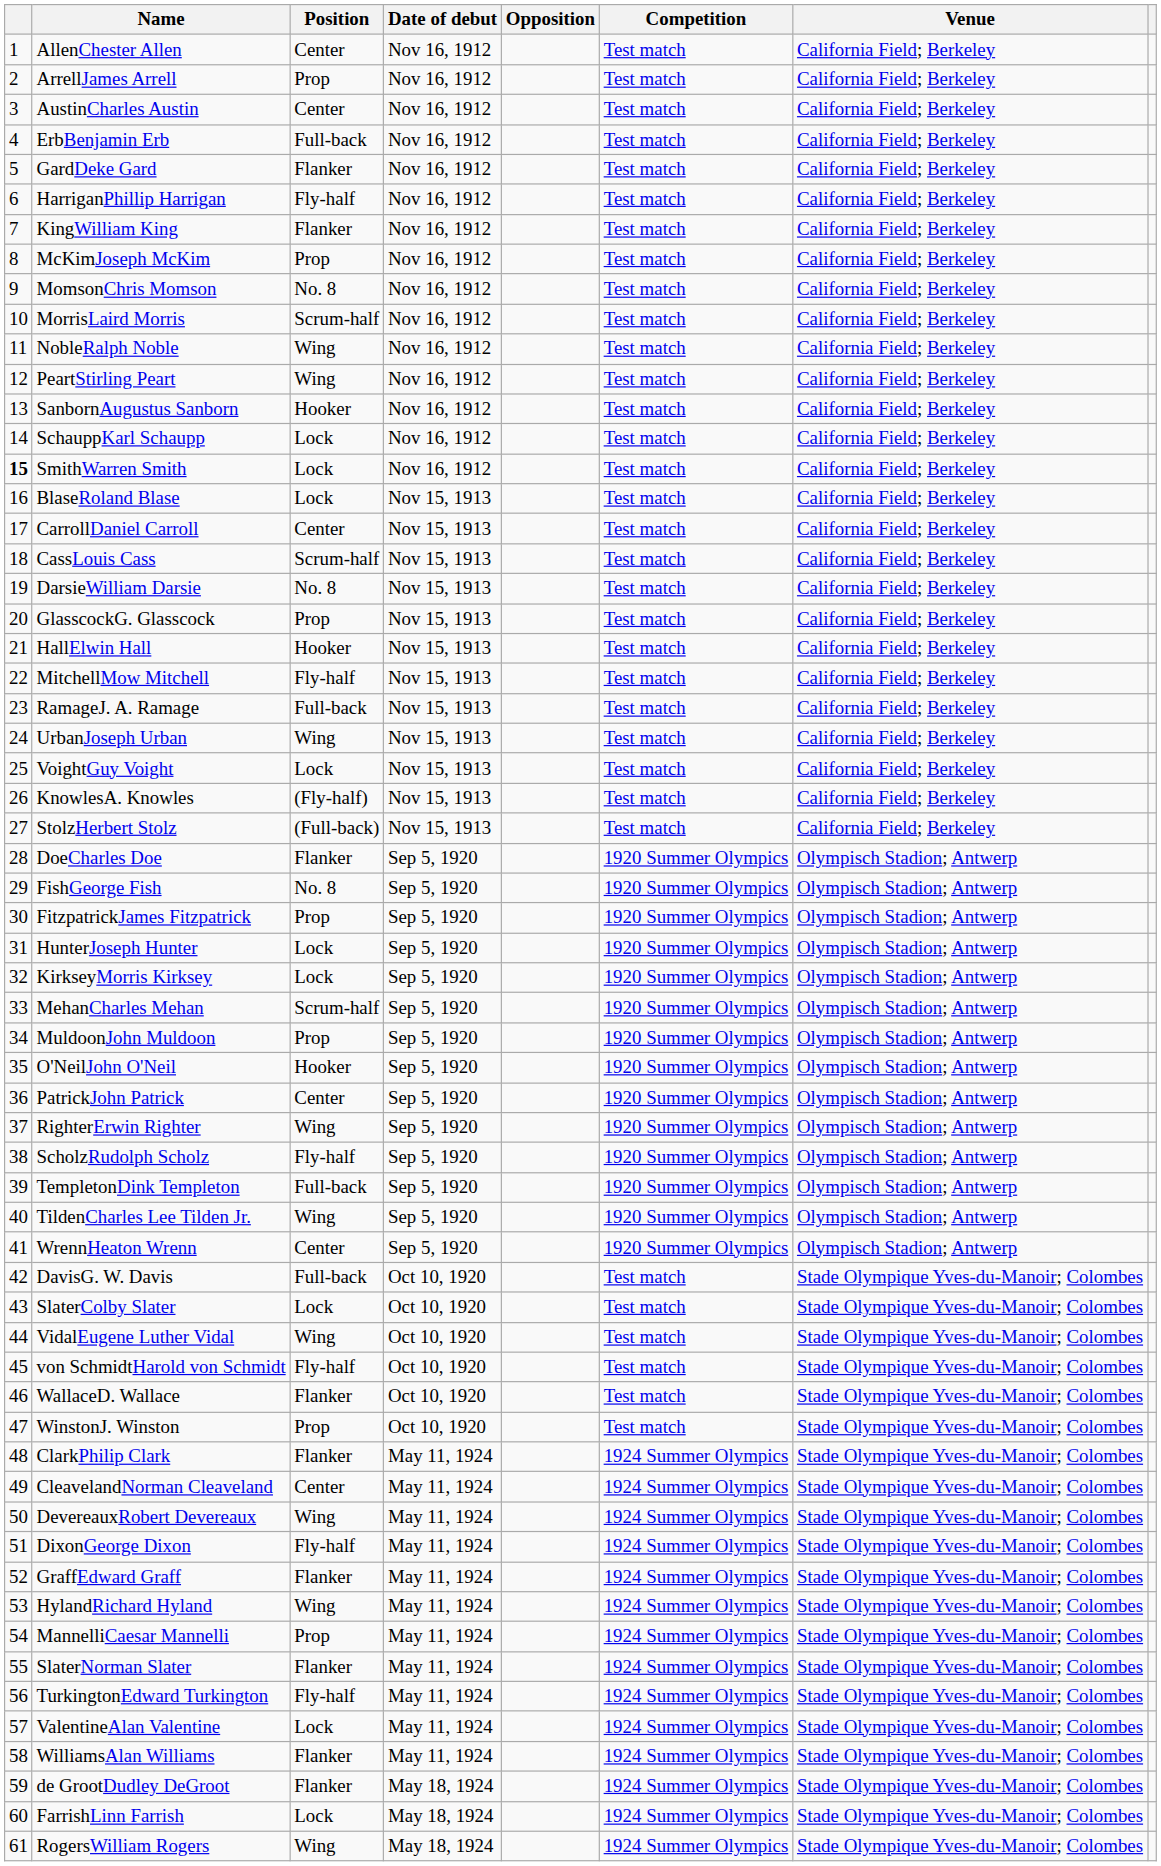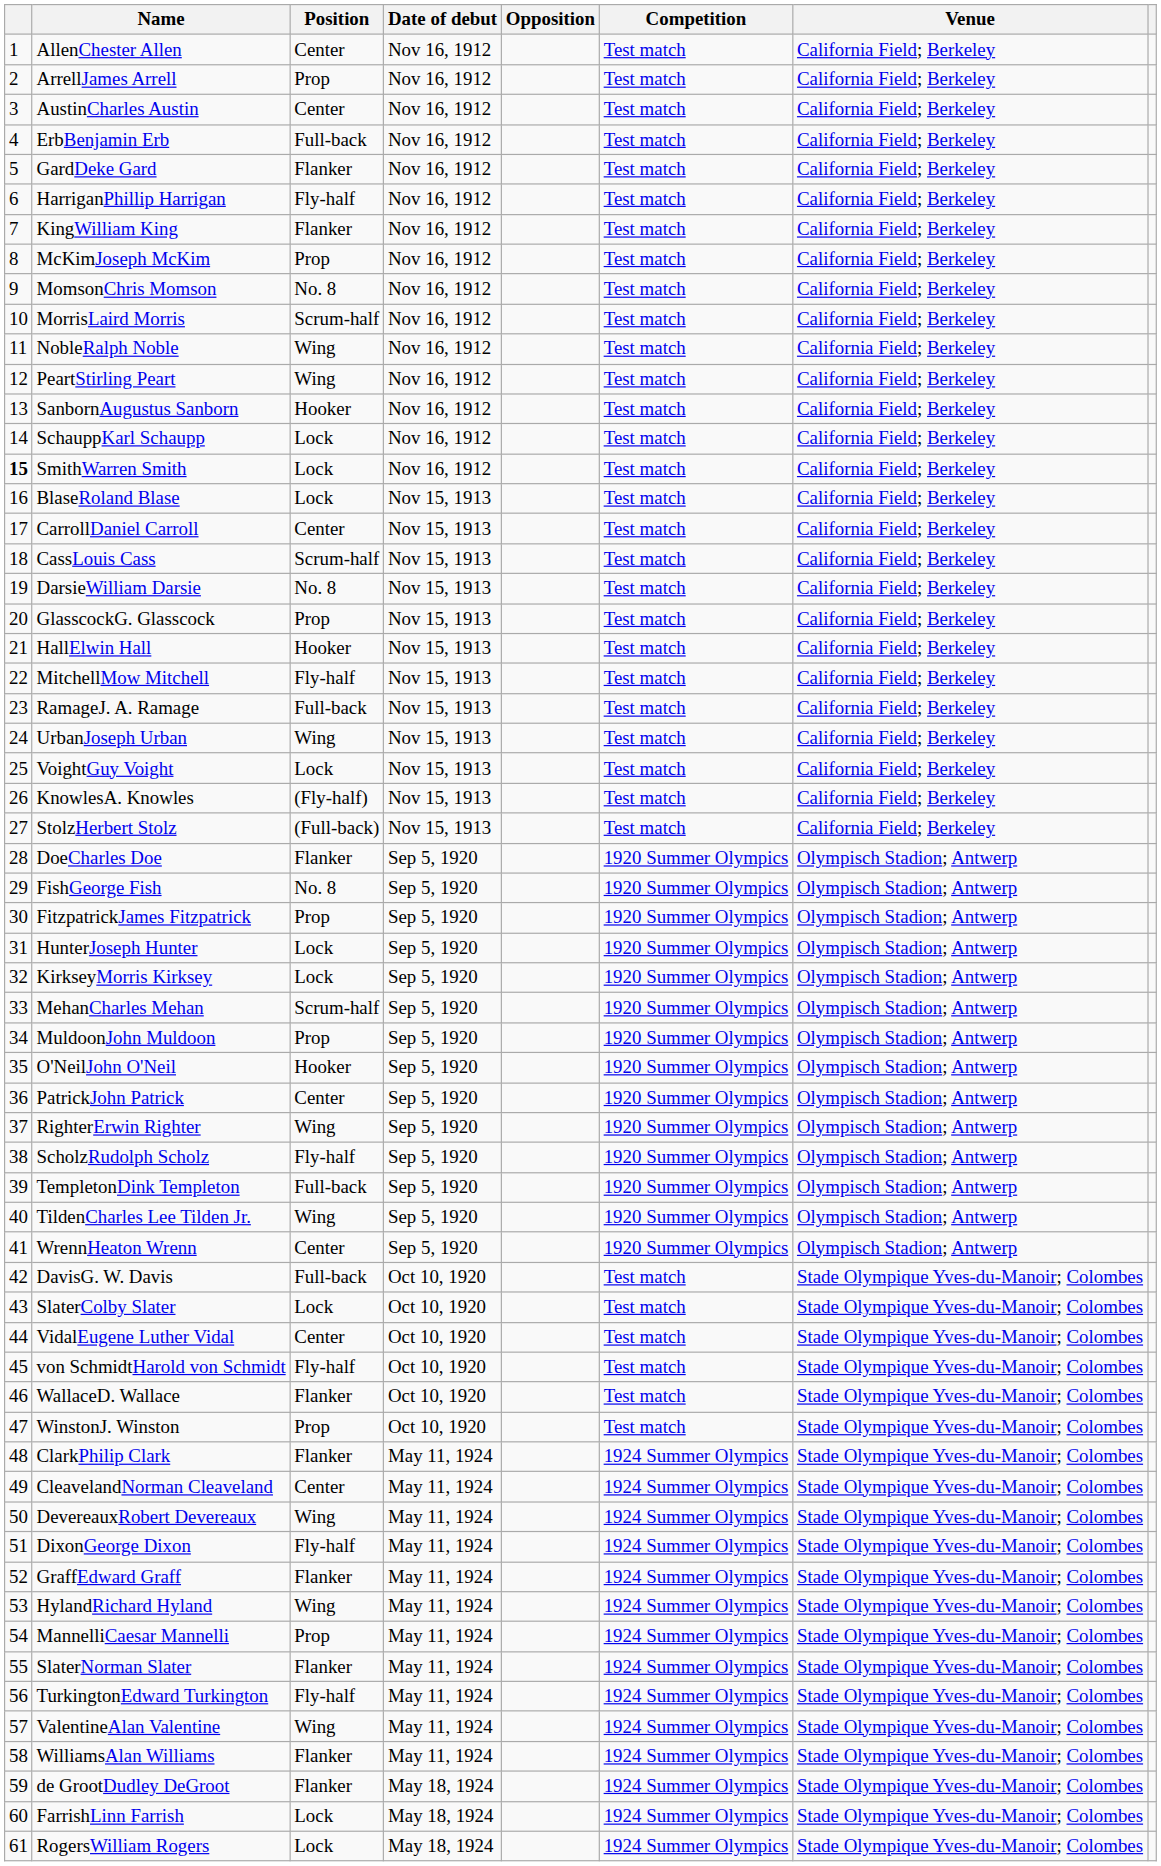(315, 1336) Wing -> (320, 1336) Center
(314, 1726) Lock -> (315, 1726) Wing
(315, 1845) Wing -> (314, 1845) Lock
